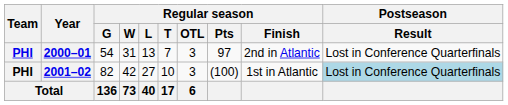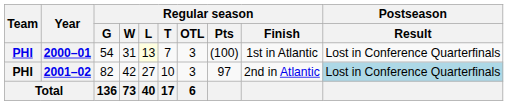(149, 53) no background -> (149, 53) lightyellow background
(224, 53) 97 -> (224, 53) (100)
(282, 53) 2nd in Atlantic -> (282, 53) 1st in Atlantic
(224, 72) (100) -> (224, 72) 97
(282, 72) 1st in Atlantic -> (282, 72) 2nd in Atlantic
